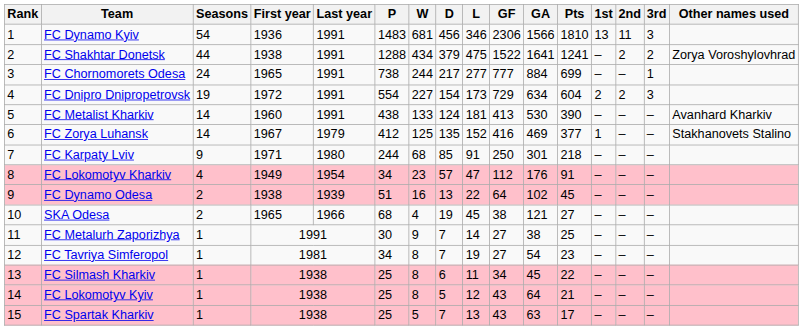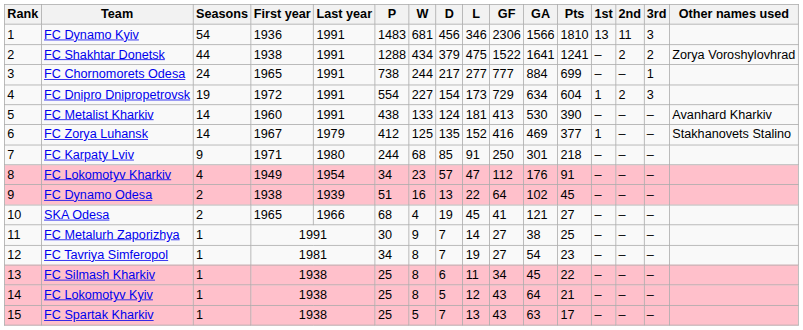(598, 94) 2 -> (598, 94) 1
(500, 214) 38 -> (500, 214) 41
